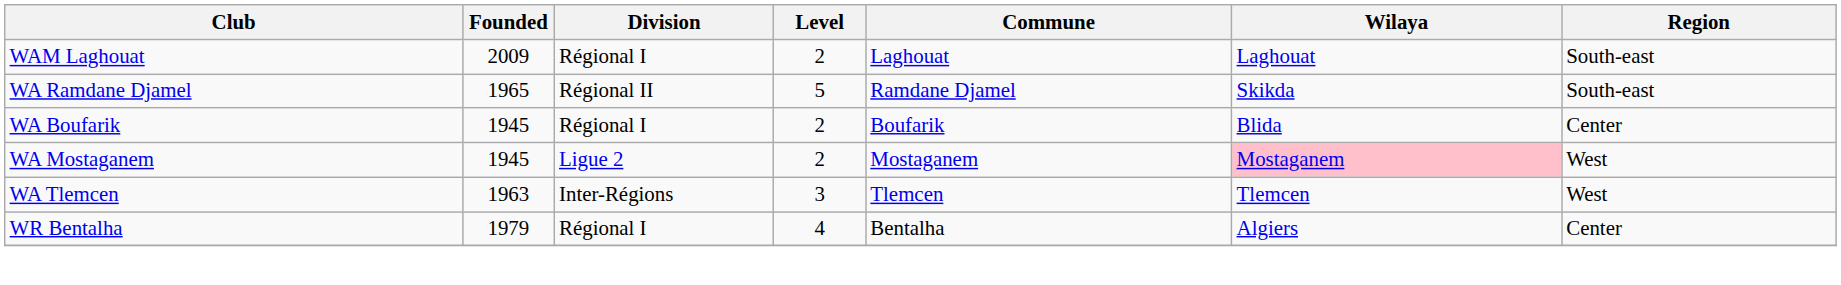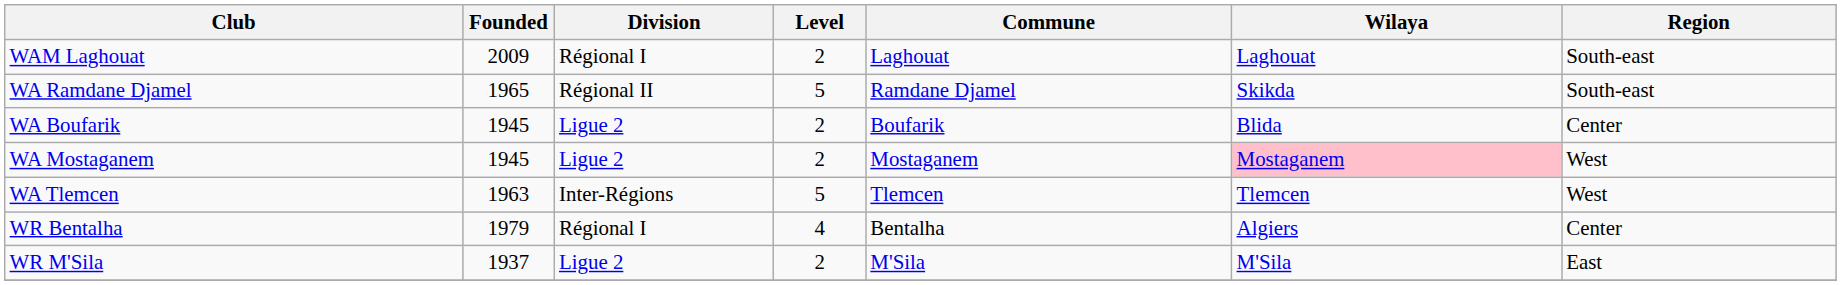(603, 125) Régional I -> (591, 125) Ligue 2
(820, 194) 3 -> (820, 194) 5
+ row: (56, 263)
